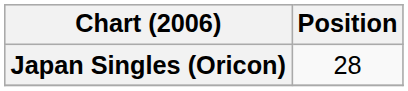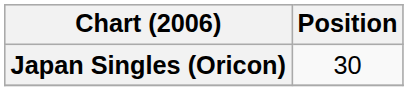(347, 64) 28 -> (347, 64) 30
